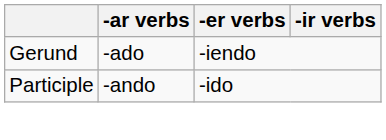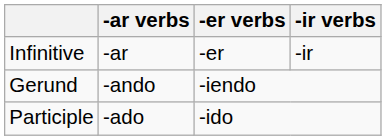+ row: (47, 53)
(124, 53) -ado -> (129, 85) -ando
(129, 85) -ando -> (124, 118) -ado
